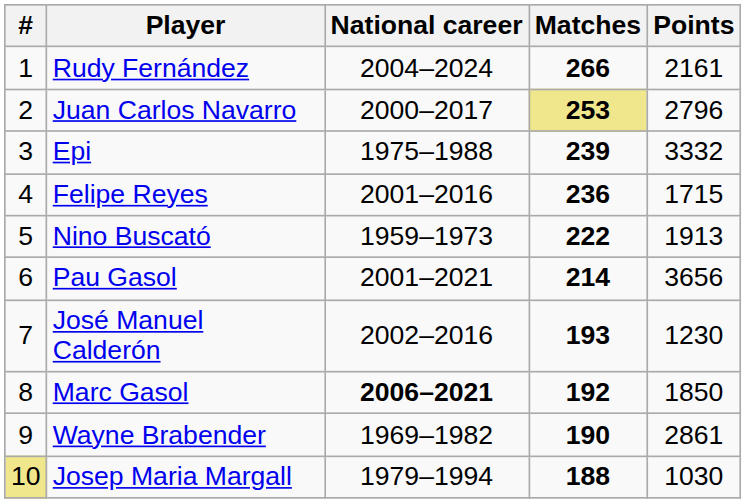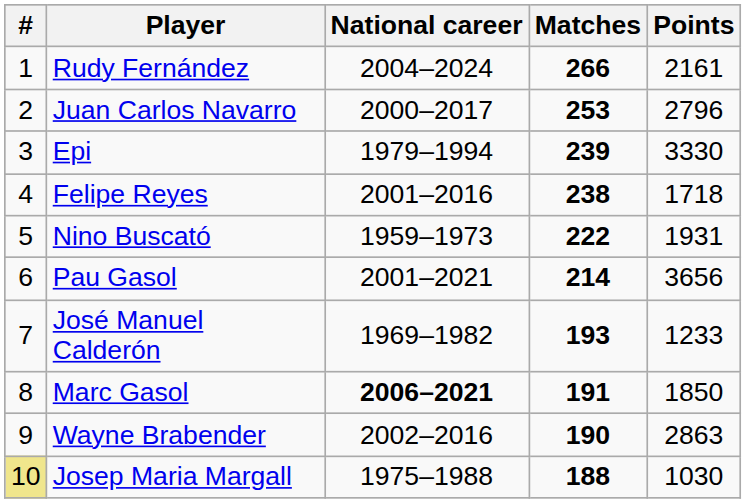(588, 109) khaki background -> (588, 109) no background
(427, 151) 1975–1988 -> (427, 151) 1979–1994
(694, 151) 3332 -> (694, 151) 3330
(588, 194) 236 -> (588, 194) 238
(694, 194) 1715 -> (694, 194) 1718
(694, 236) 1913 -> (694, 236) 1931
(427, 335) 2002–2016 -> (427, 335) 1969–1982
(694, 335) 1230 -> (694, 335) 1233
(588, 392) 192 -> (588, 392) 191
(427, 434) 1969–1982 -> (427, 434) 2002–2016
(694, 434) 2861 -> (694, 434) 2863
(427, 476) 1979–1994 -> (427, 476) 1975–1988
